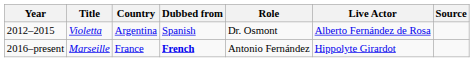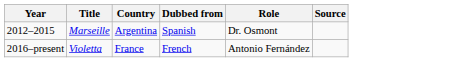- column: (373, 13)
(85, 31) Violetta -> (89, 31) Marseille
(89, 48) Marseille -> (85, 48) Violetta
(178, 48) bold -> (177, 48) normal
